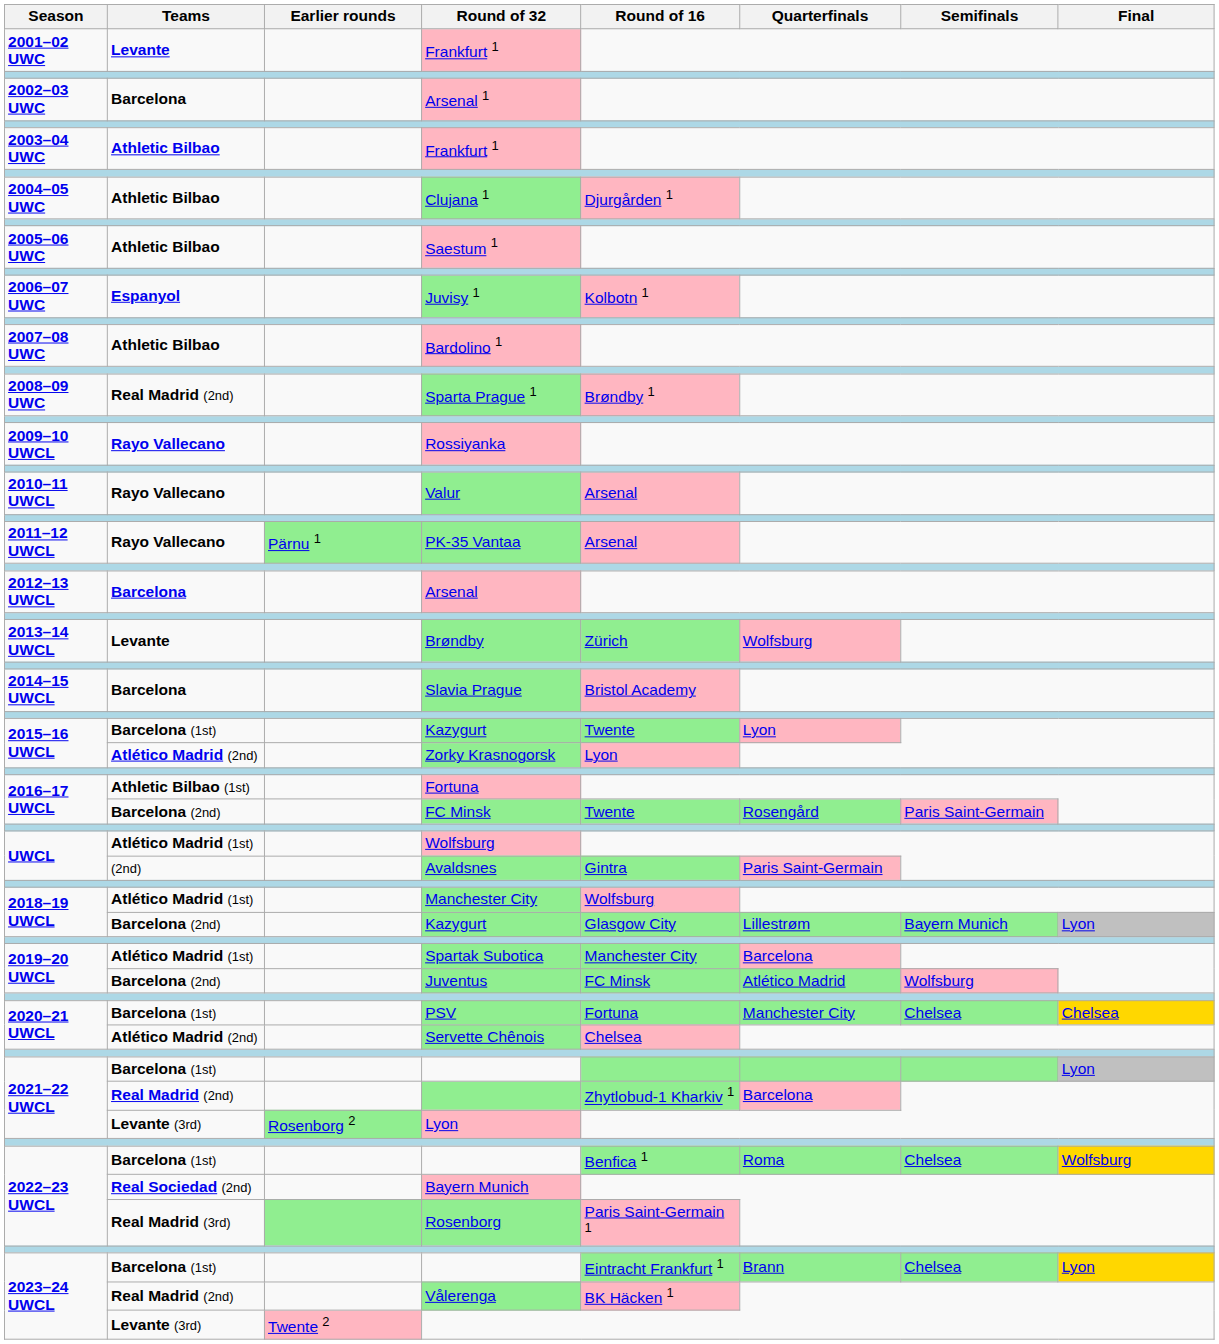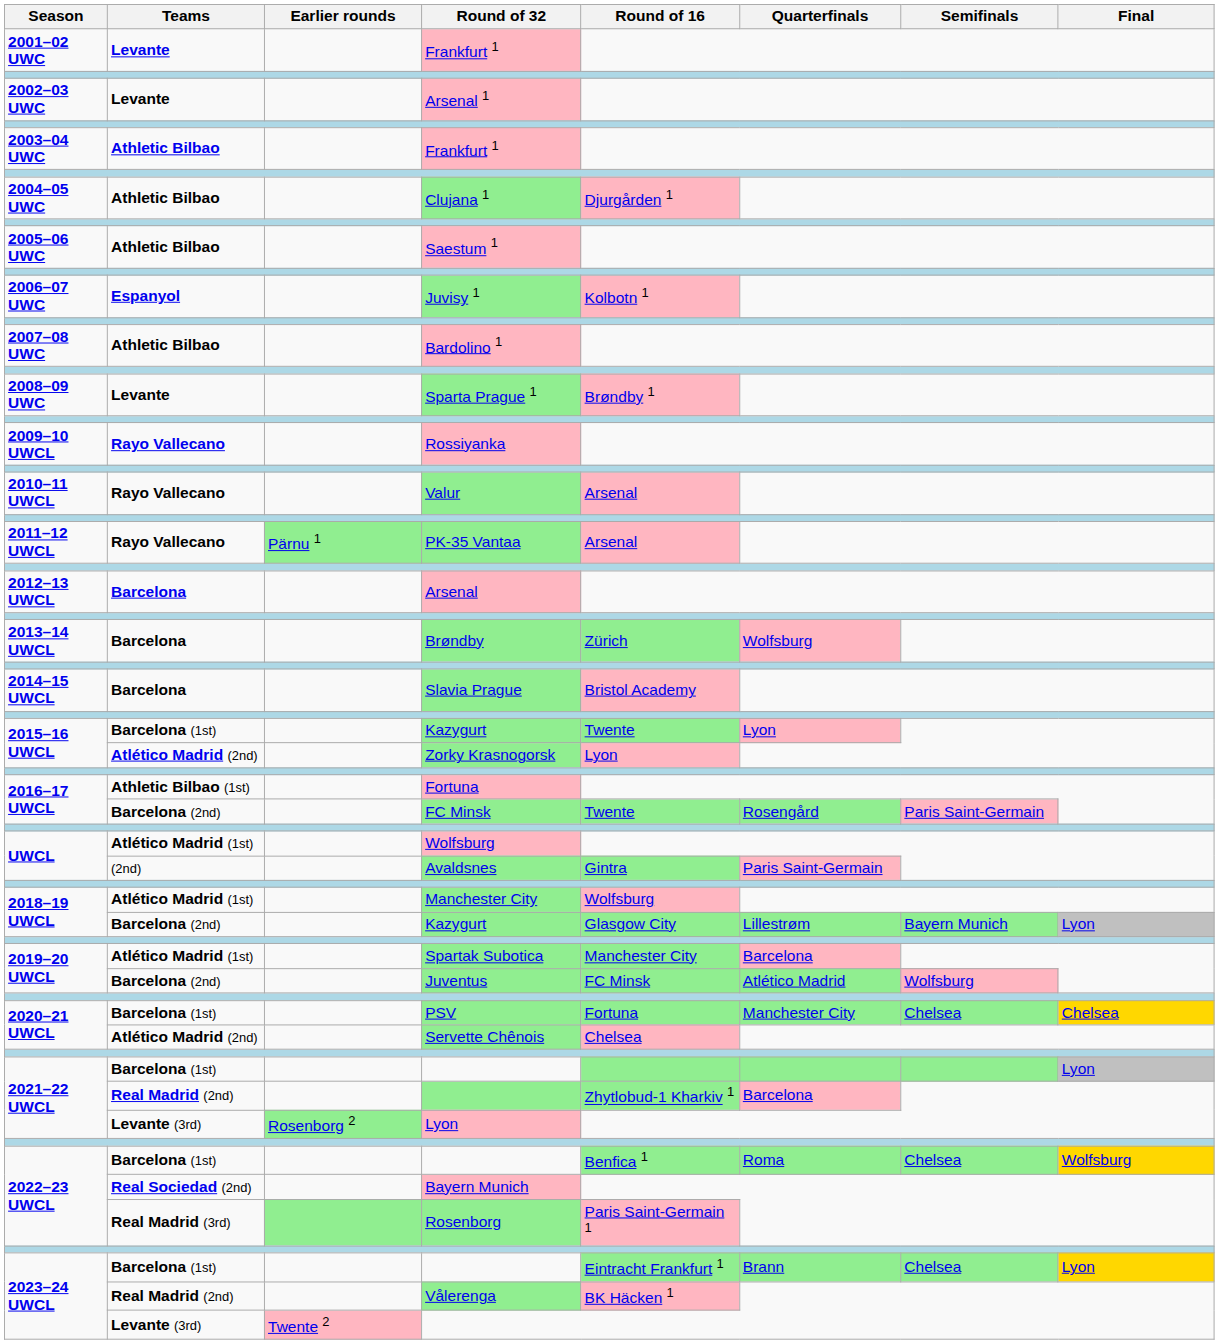(149, 99) Barcelona -> (140, 99) Levante
(172, 394) Real Madrid (2nd) -> (140, 394) Levante
(140, 640) Levante -> (149, 640) Barcelona
